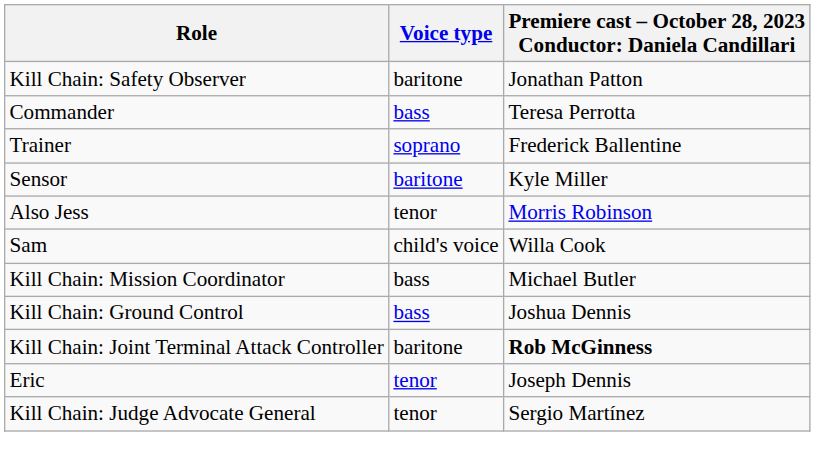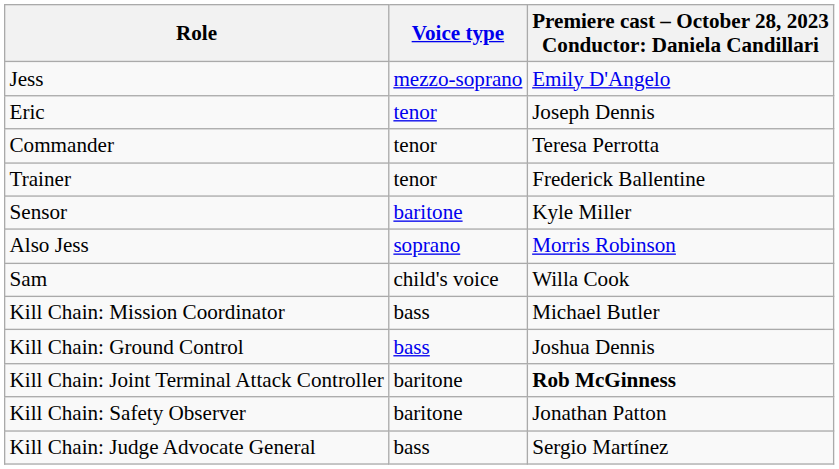+ row: (27, 78)
rows swapped: (27, 379) <-> (128, 78)
(412, 111) bass -> (415, 145) tenor
(427, 145) soprano -> (415, 178) tenor
(415, 212) tenor -> (427, 245) soprano
(415, 413) tenor -> (412, 446) bass
